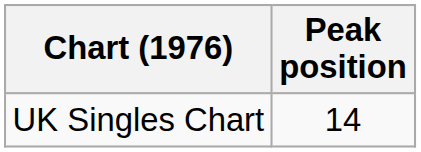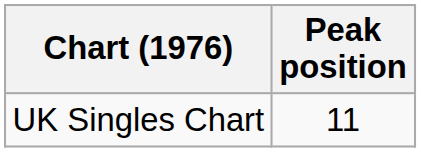(343, 119) 14 -> (343, 119) 11
